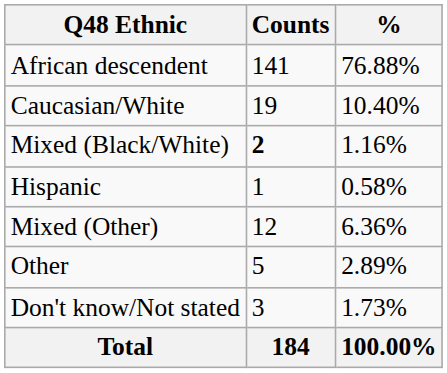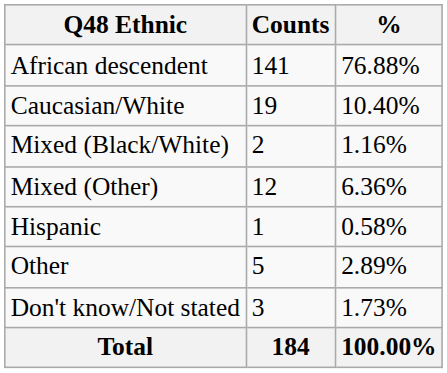(258, 145) bold -> (258, 145) normal
rows swapped: (84, 226) <-> (56, 186)
